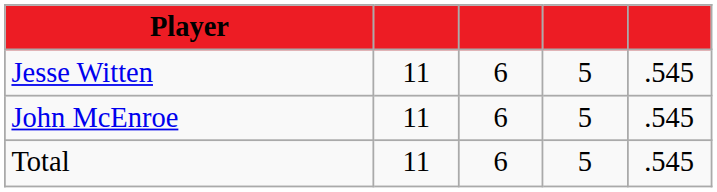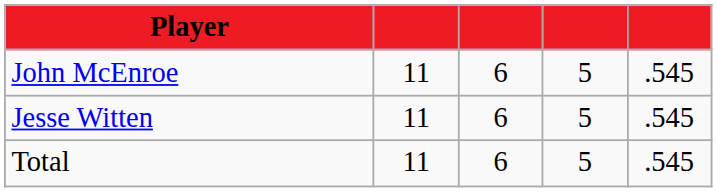rows swapped: (95, 117) <-> (82, 72)
